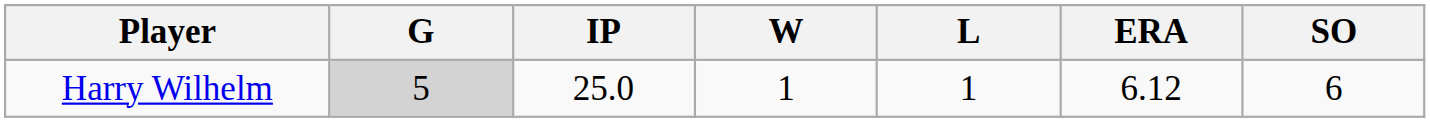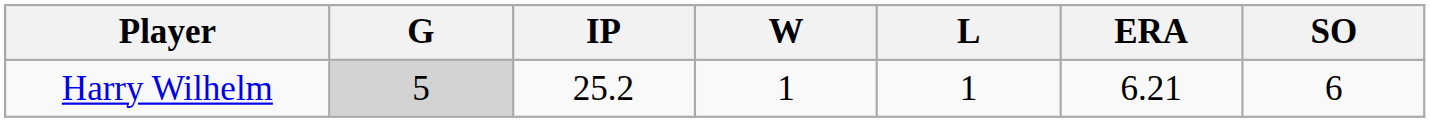(603, 87) 25.0 -> (603, 87) 25.2
(1151, 87) 6.12 -> (1151, 87) 6.21
